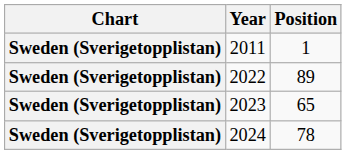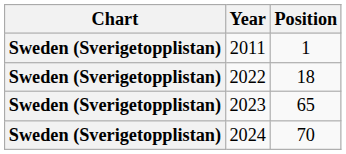(306, 76) 89 -> (306, 76) 18
(306, 134) 78 -> (306, 134) 70
